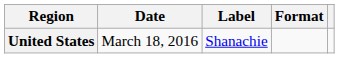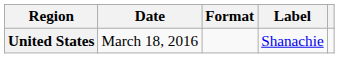columns swapped: (299, 16) <-> (236, 16)
